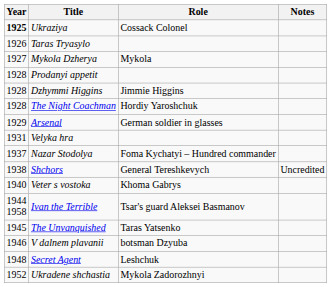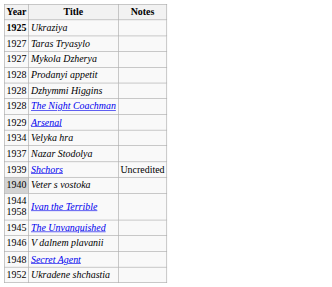- column: (198, 12)
(17, 43) 1926 -> (17, 43) 1927
(17, 138) 1931 -> (17, 138) 1934
(17, 169) 1938 -> (17, 169) 1939
(17, 185) no background -> (17, 185) lightgrey background
